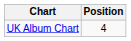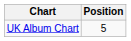(103, 28) 4 -> (103, 28) 5
